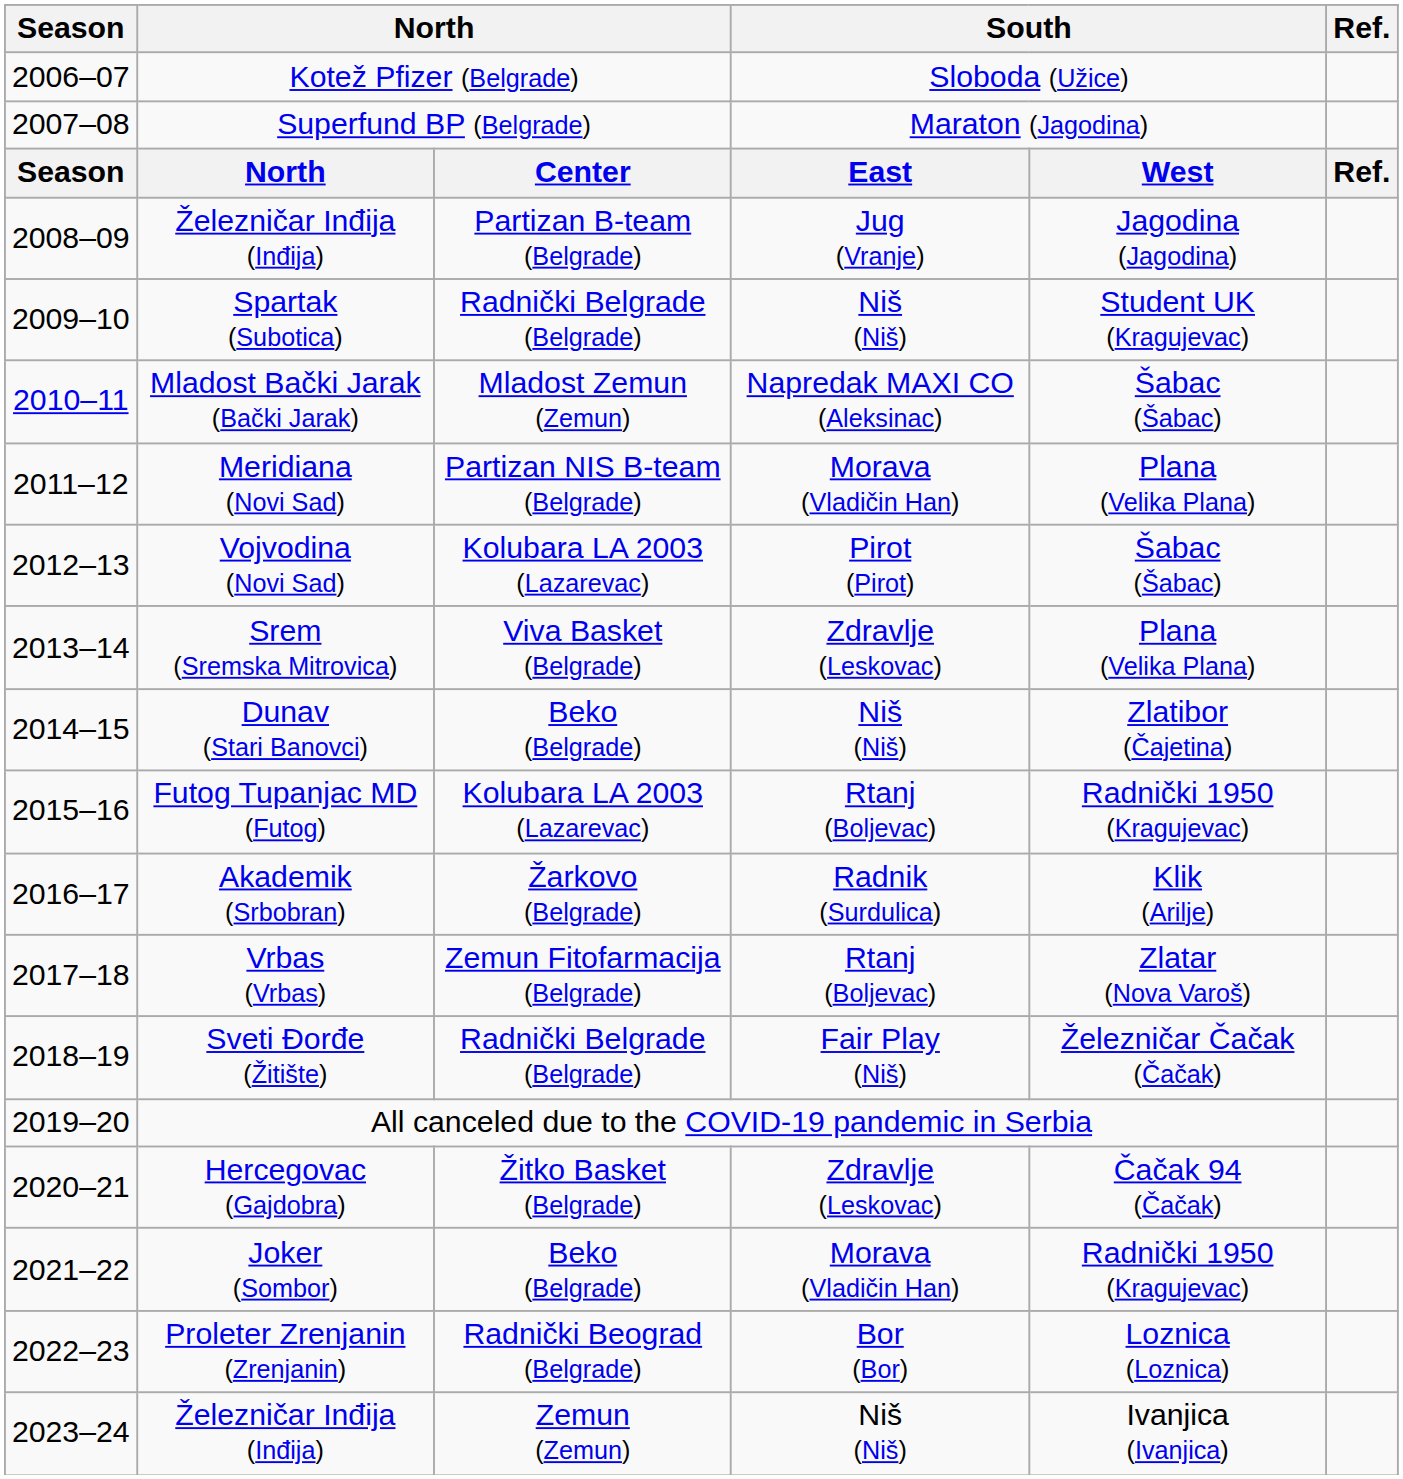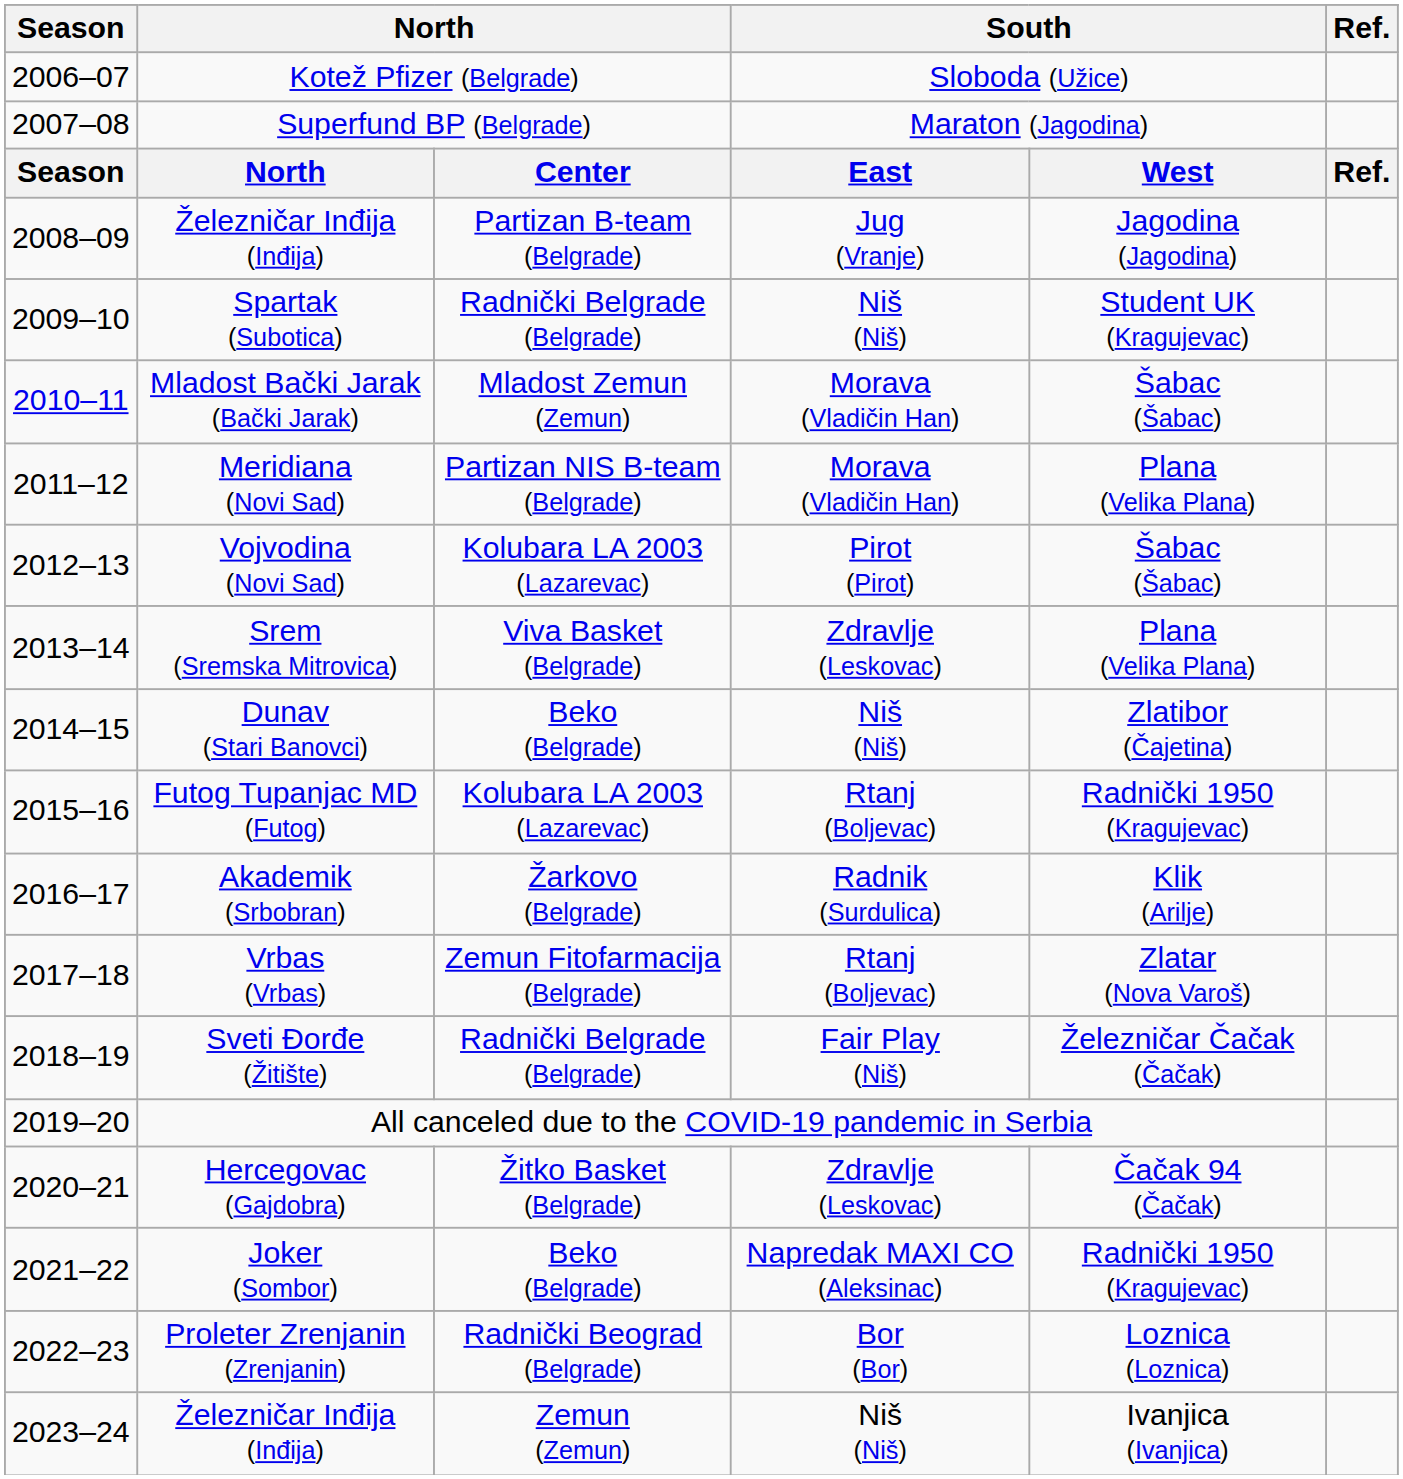(880, 401) Napredak MAXI CO (Aleksinac) -> (880, 401) Morava (Vladičin Han)
(880, 1269) Morava (Vladičin Han) -> (880, 1269) Napredak MAXI CO (Aleksinac)
